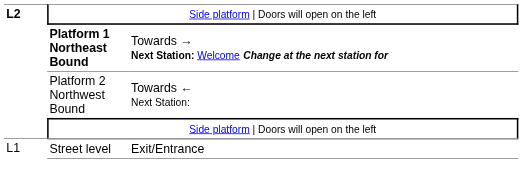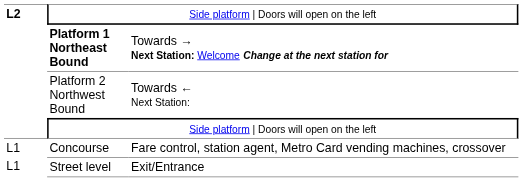+ row: (79, 148)
